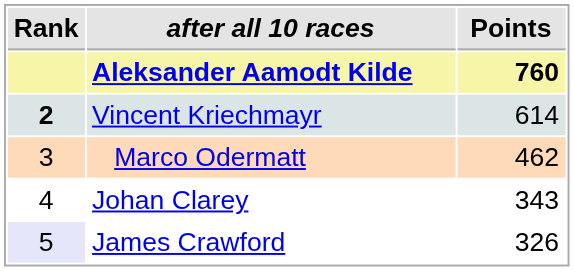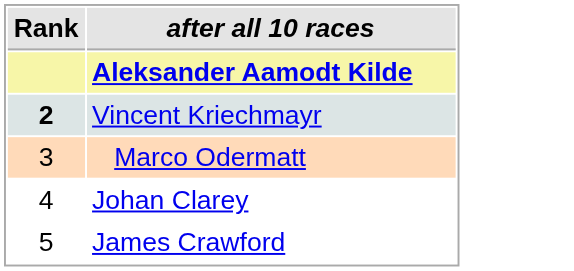- column: (511, 28)
(46, 242) lavender background -> (46, 242) no background
